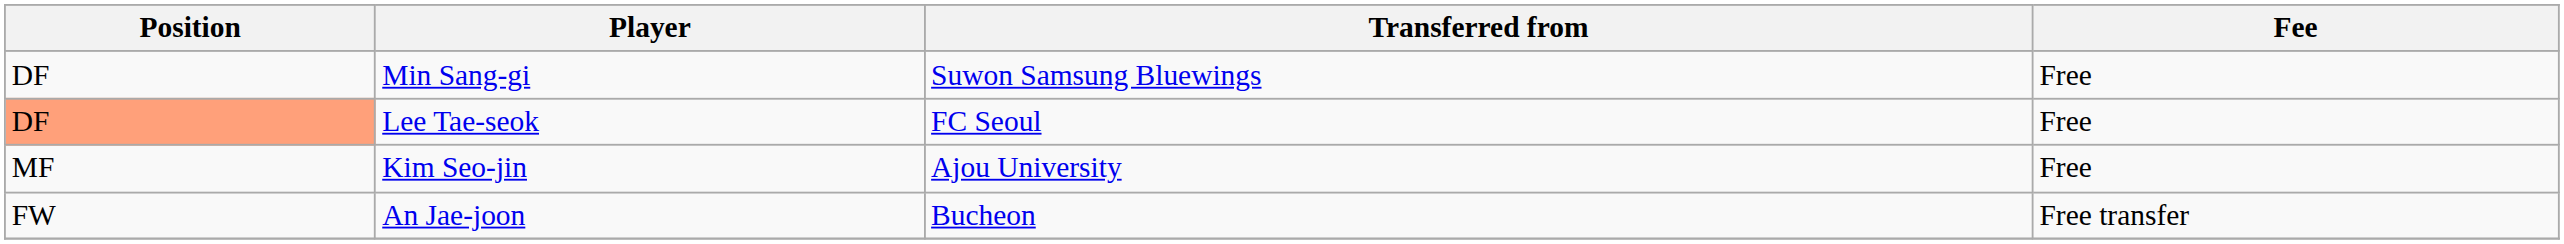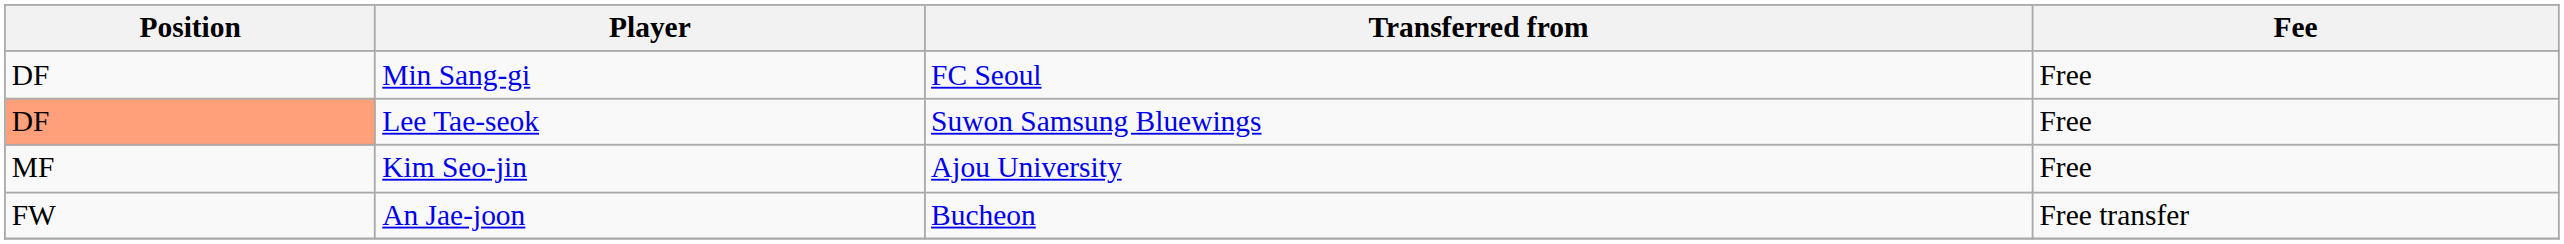(1096, 74) Suwon Samsung Bluewings -> (986, 74) FC Seoul
(986, 121) FC Seoul -> (1096, 121) Suwon Samsung Bluewings
